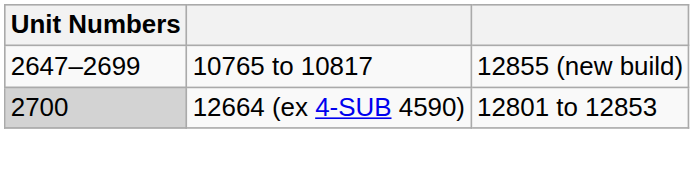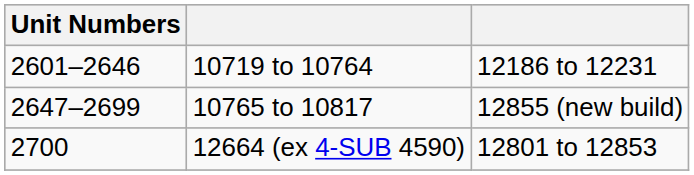+ row: (283, 66)
(40, 107) lightgrey background -> (40, 148) no background
